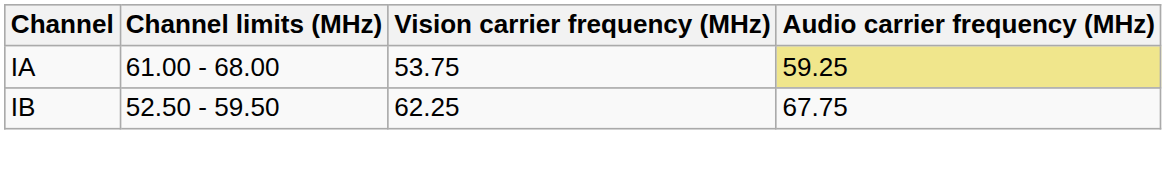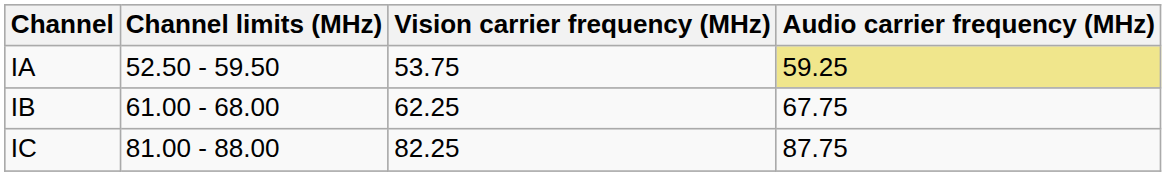(203, 66) 61.00 - 68.00 -> (203, 66) 52.50 - 59.50
(203, 107) 52.50 - 59.50 -> (203, 107) 61.00 - 68.00
+ row: (24, 149)
